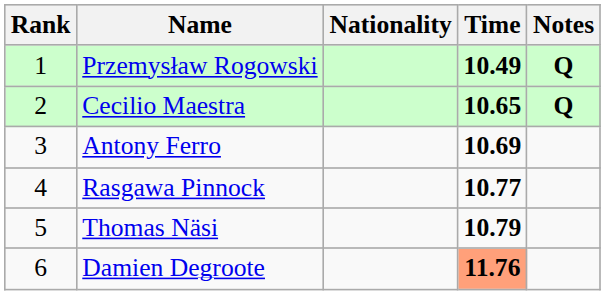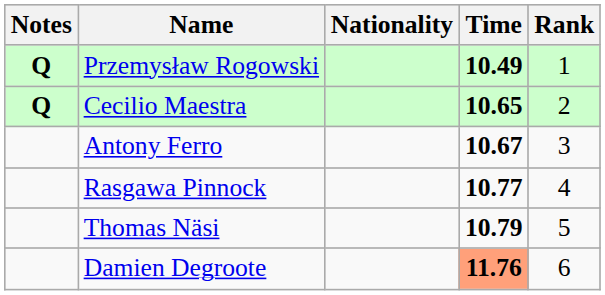columns swapped: (41, 24) <-> (564, 24)
(492, 146) 10.69 -> (494, 146) 10.67
